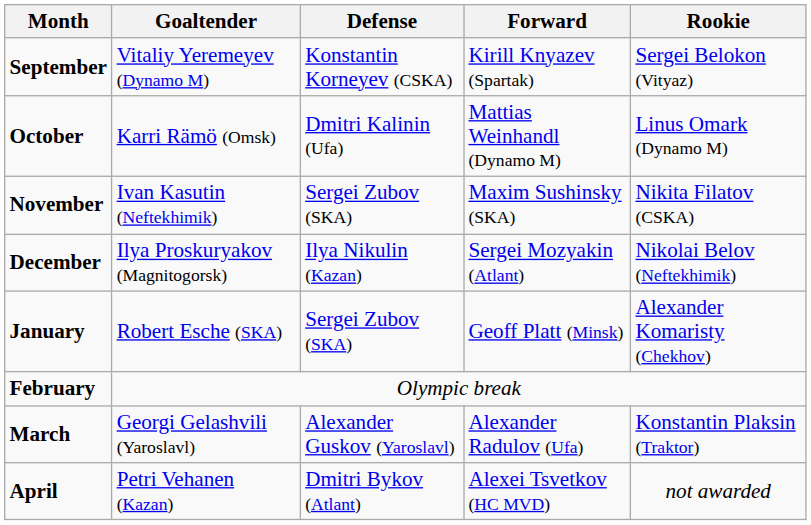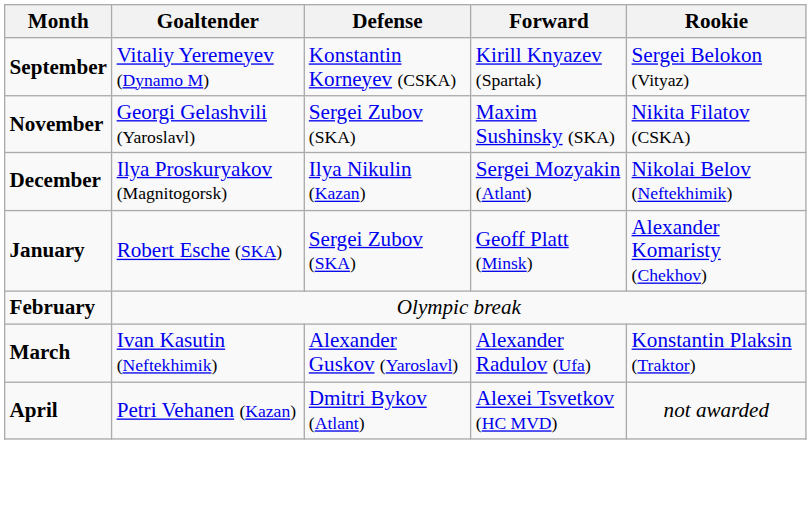- row: (46, 135)
(171, 204) Ivan Kasutin (Neftekhimik) -> (192, 123) Georgi Gelashvili (Yaroslavl)
(192, 433) Georgi Gelashvili (Yaroslavl) -> (171, 352) Ivan Kasutin (Neftekhimik)
